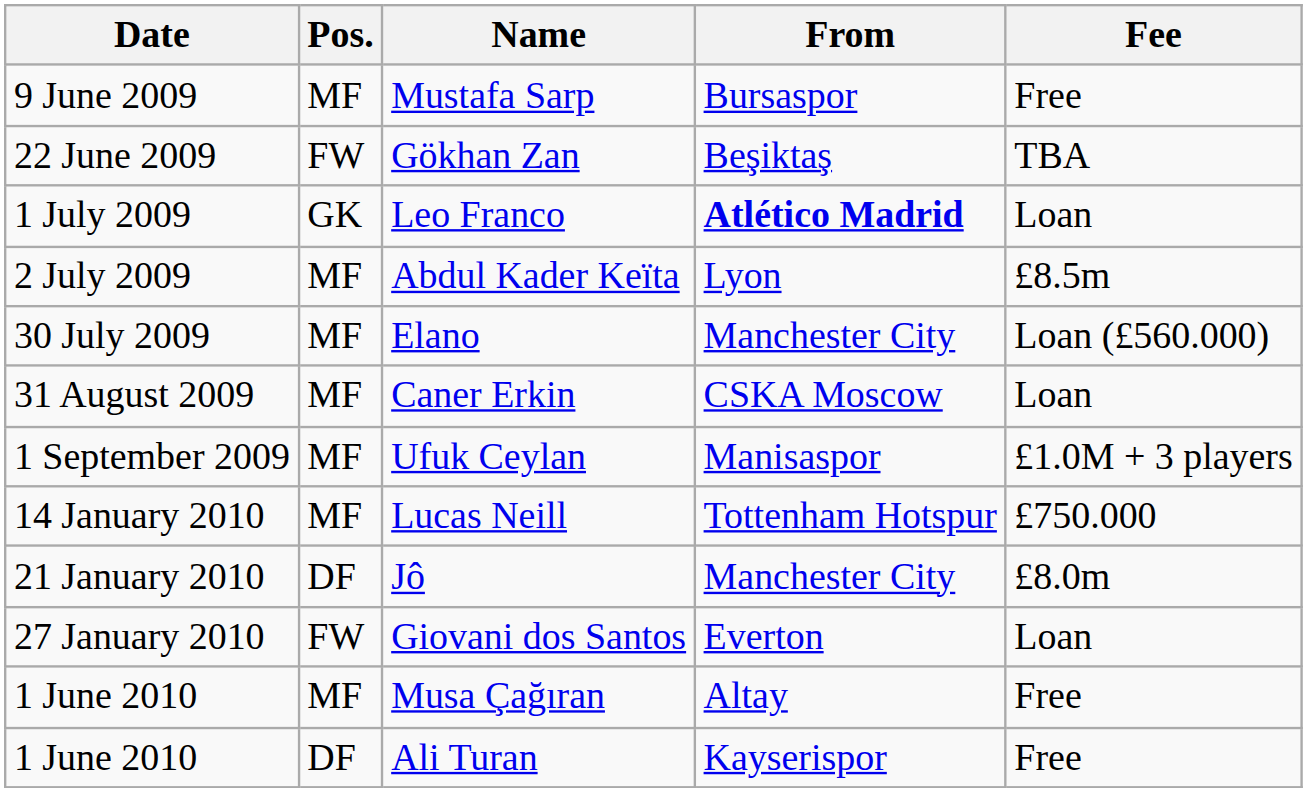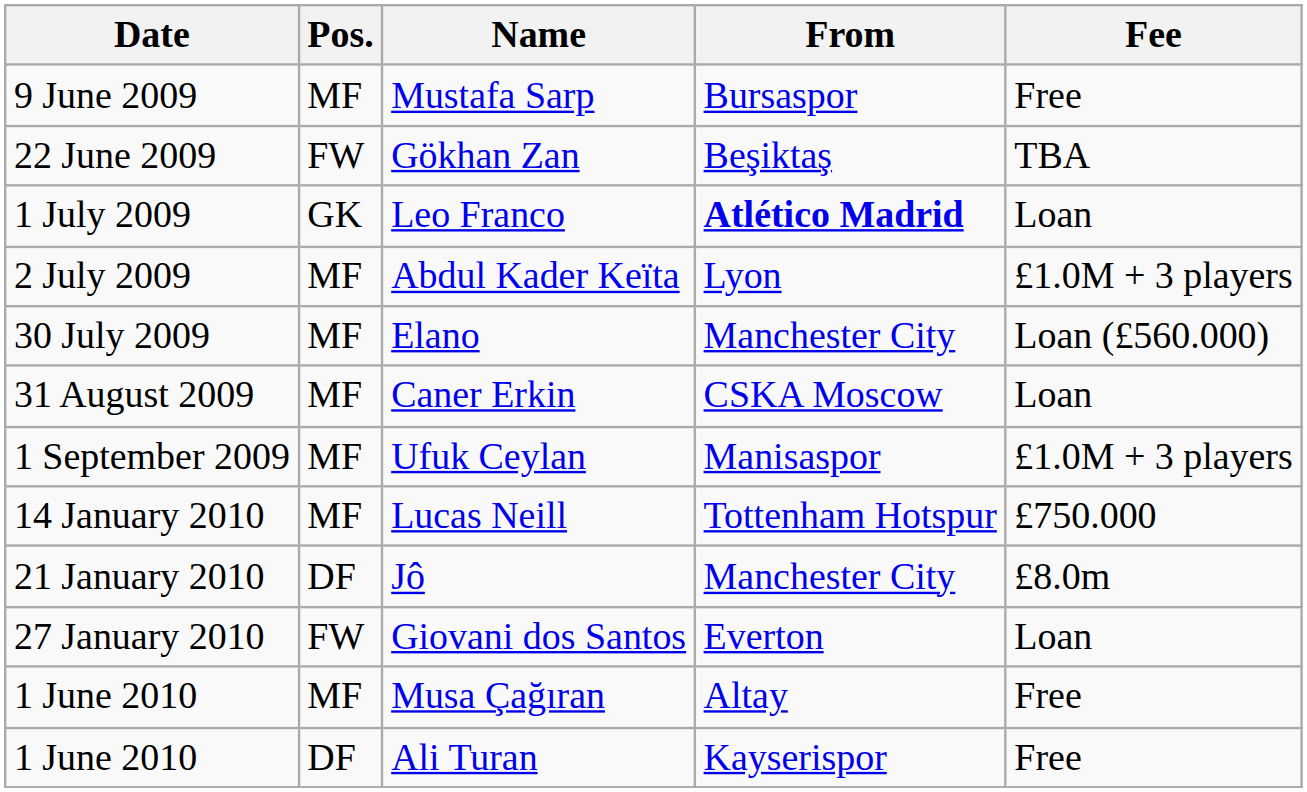(1062, 275) £8.5m -> (1154, 275) £1.0M + 3 players
